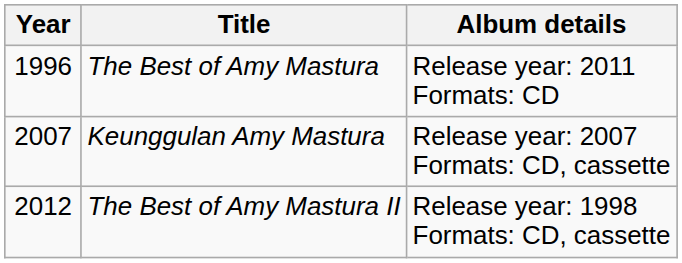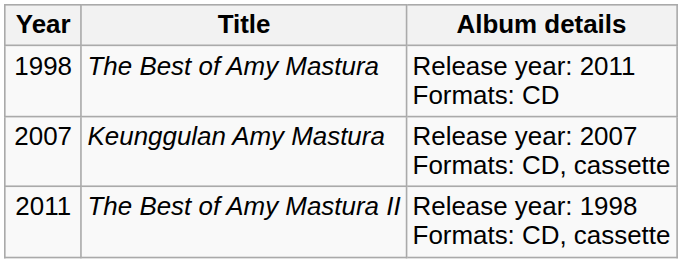(43, 66) 1996 -> (43, 66) 1998
(43, 206) 2012 -> (43, 206) 2011
